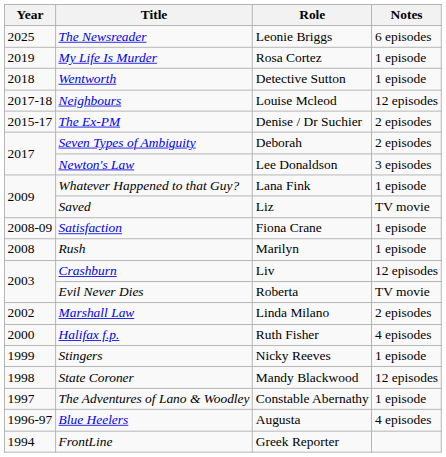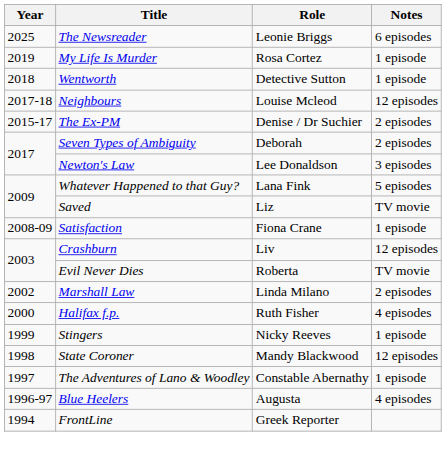(401, 185) 1 episode -> (403, 185) 5 episodes
- row: (72, 249)
